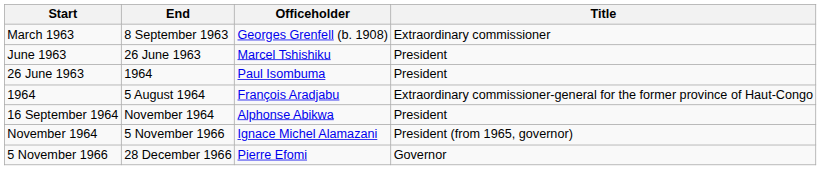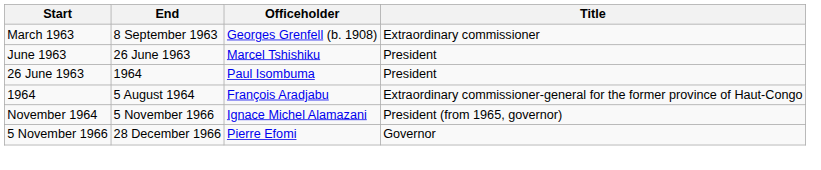- row: (63, 114)
